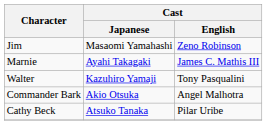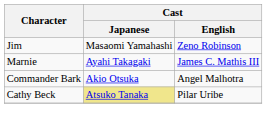- row: (20, 78)
(117, 111) no background -> (117, 95) khaki background
